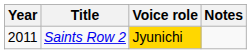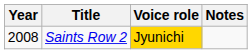(23, 37) 2011 -> (23, 37) 2008
